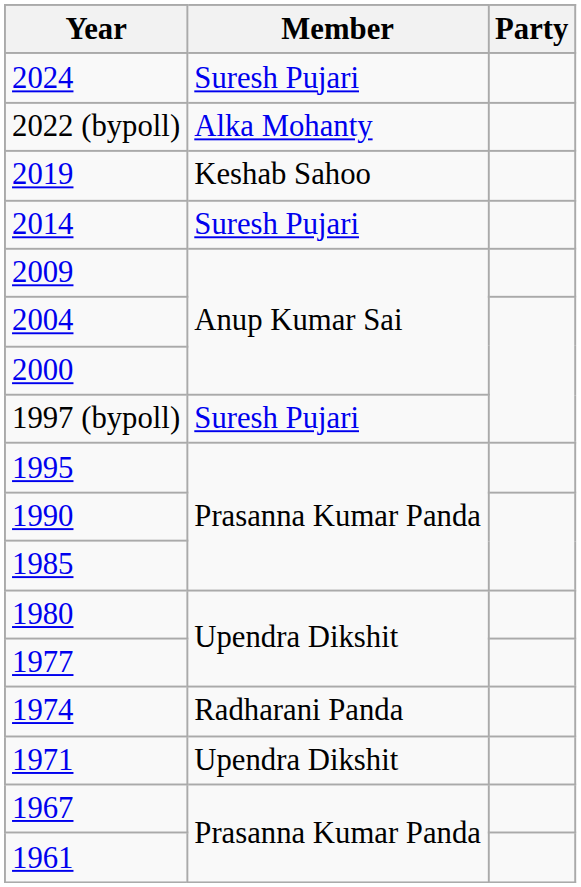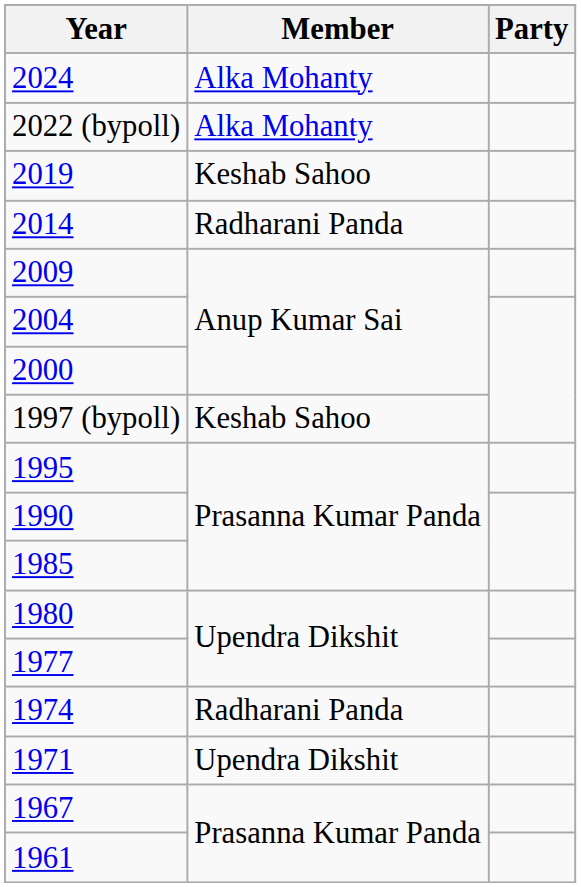(277, 77) Suresh Pujari -> (283, 77) Alka Mohanty
(277, 223) Suresh Pujari -> (299, 223) Radharani Panda
(277, 418) Suresh Pujari -> (283, 418) Keshab Sahoo
